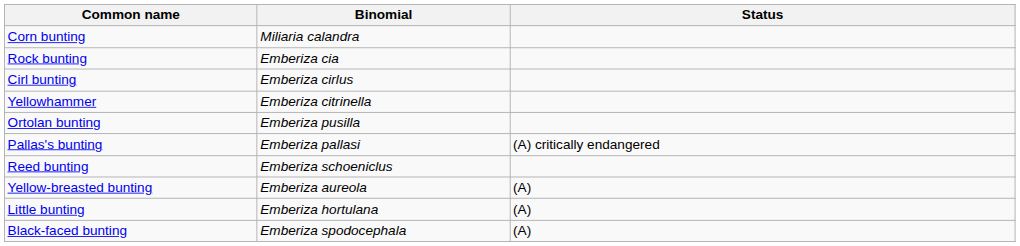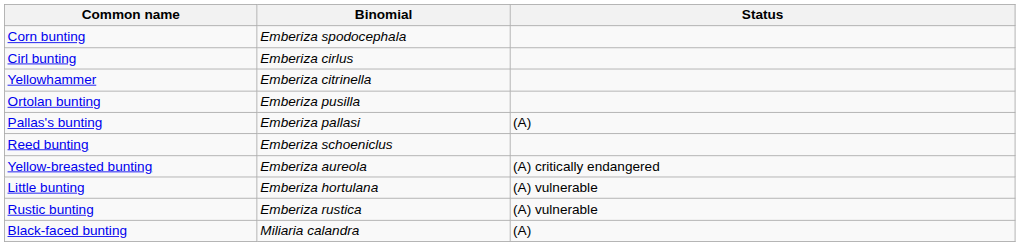(310, 36) Miliaria calandra -> (333, 36) Emberiza spodocephala
- row: (47, 58)
(586, 144) (A) critically endangered -> (522, 123) (A)
(522, 187) (A) -> (586, 166) (A) critically endangered
(522, 209) (A) -> (555, 187) (A) vulnerable
+ row: (51, 209)
(333, 230) Emberiza spodocephala -> (310, 230) Miliaria calandra
